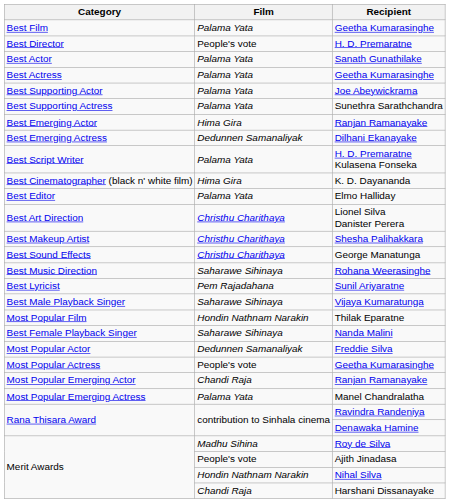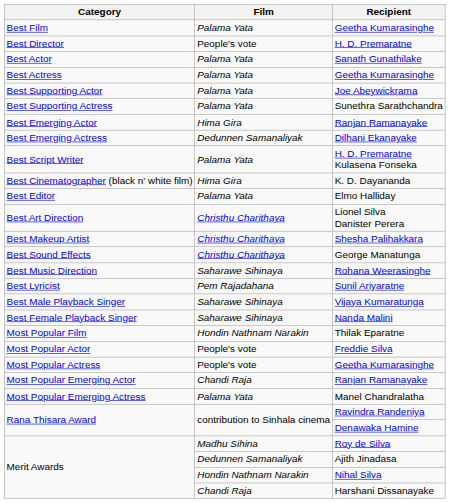rows swapped: (72, 333) <-> (47, 317)
(250, 349) Dedunnen Samanaliyak -> (227, 349) People's vote
(227, 459) People's vote -> (250, 459) Dedunnen Samanaliyak
